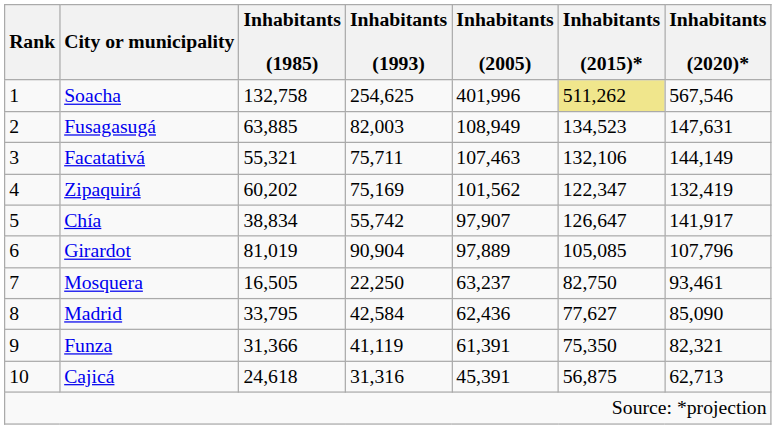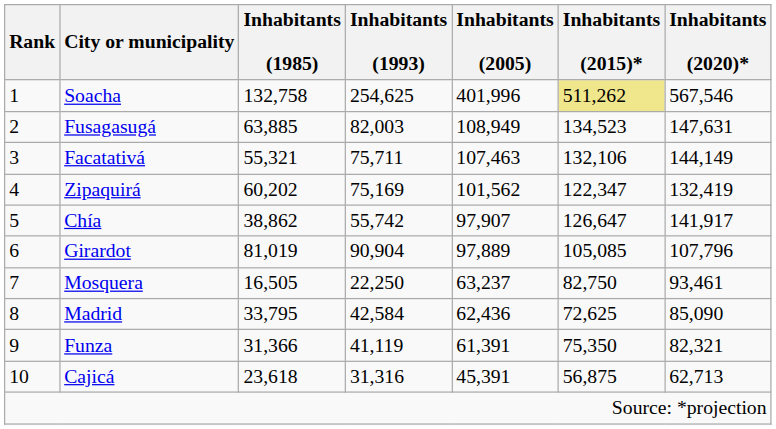(271, 220) 38,834 -> (271, 220) 38,862
(590, 314) 77,627 -> (590, 314) 72,625
(271, 376) 24,618 -> (271, 376) 23,618
